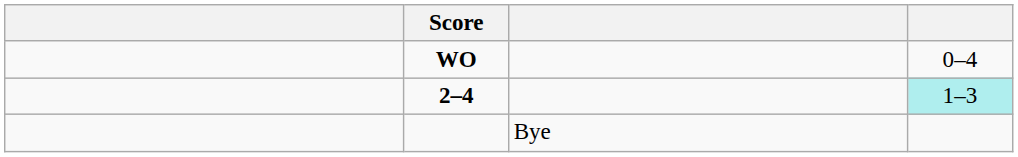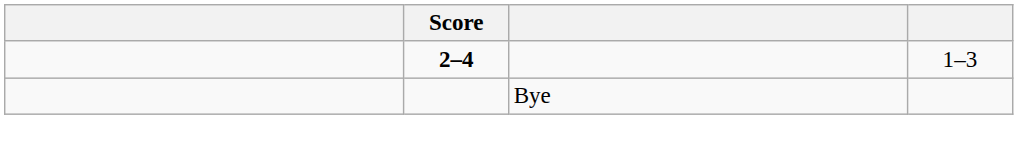- row: (456, 59)
(960, 95) paleturquoise background -> (960, 59) no background
